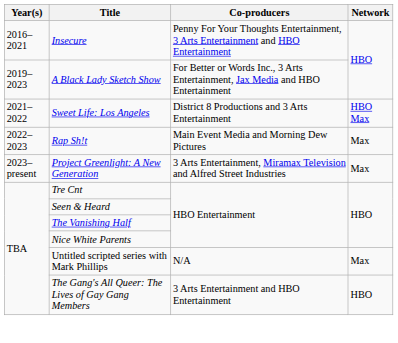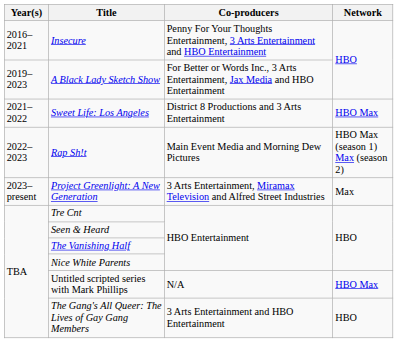(360, 140) Max -> (361, 152) HBO Max (season 1) Max (season 2)
(360, 261) Max -> (357, 284) HBO Max
